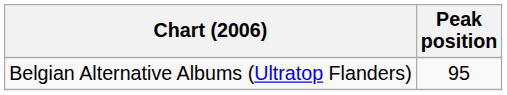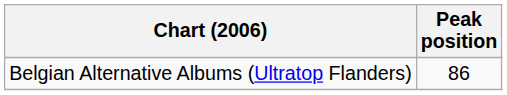(459, 73) 95 -> (459, 73) 86
